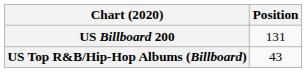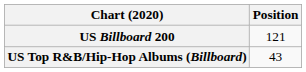(276, 36) 131 -> (276, 36) 121
